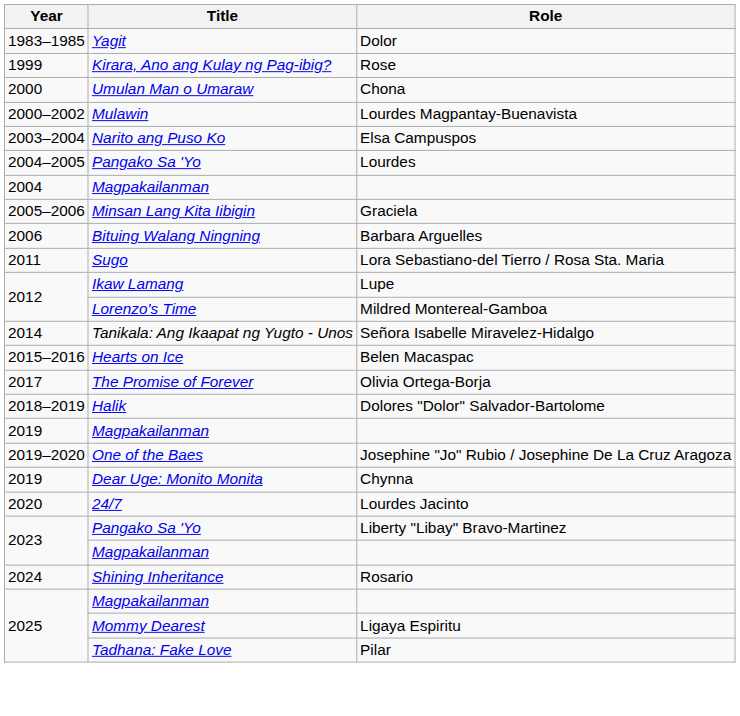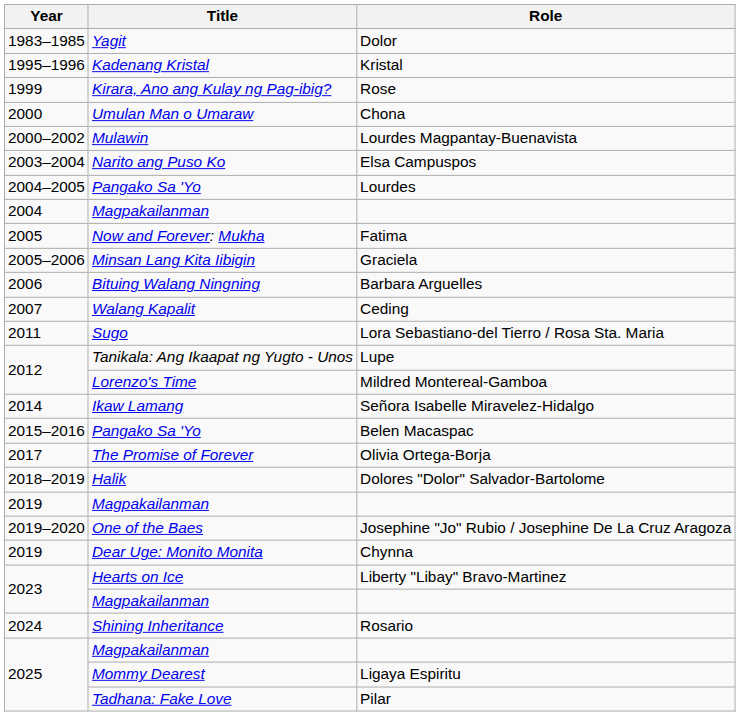+ row: (46, 65)
+ row: (25, 235)
+ row: (25, 308)
(138, 284) Ikaw Lamang -> (222, 357) Tanikala: Ang Ikaapat ng Yugto - Unos
(222, 333) Tanikala: Ang Ikaapat ng Yugto - Unos -> (138, 406) Ikaw Lamang
(138, 357) Hearts on Ice -> (146, 430) Pangako Sa 'Yo
- row: (25, 503)
(146, 528) Pangako Sa 'Yo -> (138, 576) Hearts on Ice
